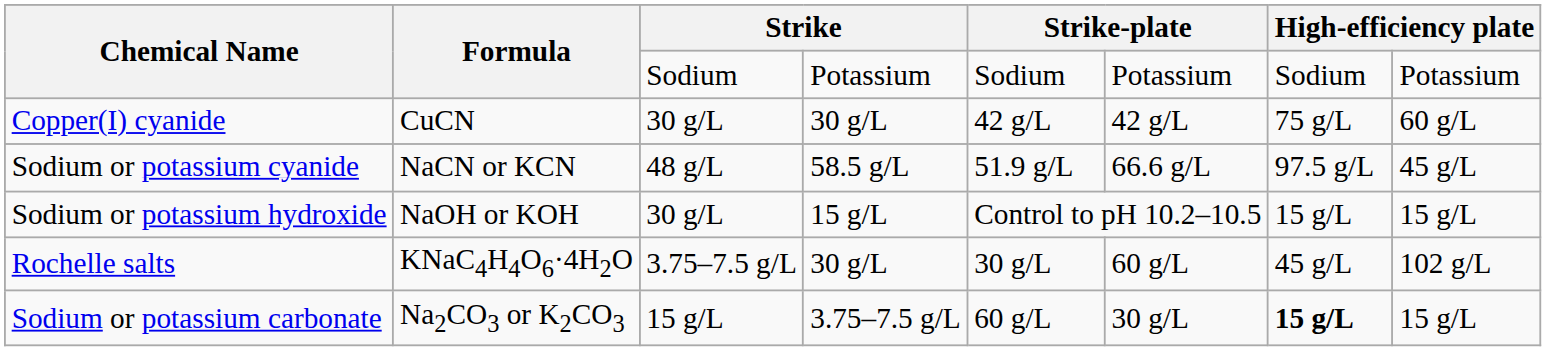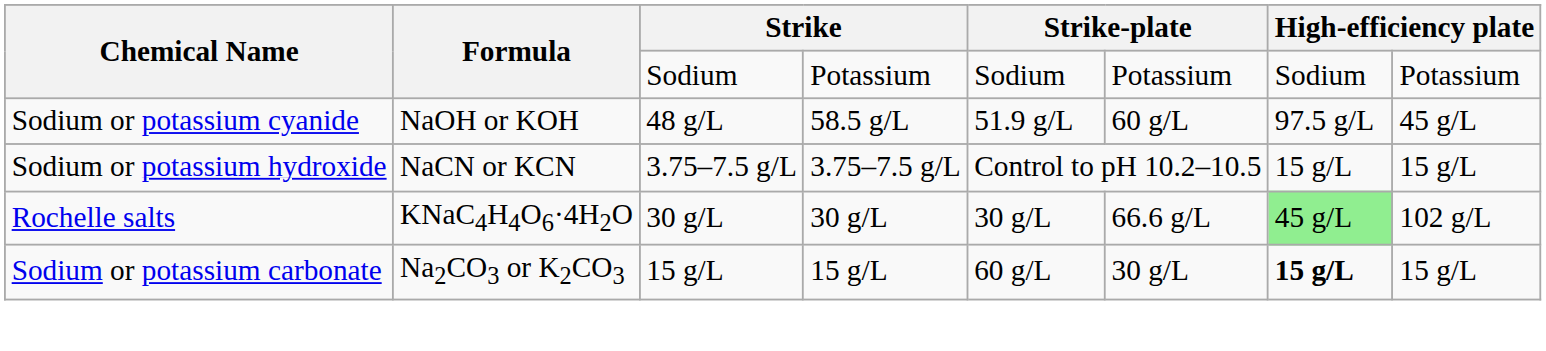- row: (119, 120)
(488, 167) NaCN or KCN -> (490, 120) NaOH or KOH
(1161, 167) 66.6 g/L -> (1150, 120) 60 g/L
(490, 213) NaOH or KOH -> (488, 167) NaCN or KCN
(685, 213) 30 g/L -> (722, 167) 3.75–7.5 g/L
(849, 213) 15 g/L -> (885, 167) 3.75–7.5 g/L
(722, 263) 3.75–7.5 g/L -> (685, 217) 30 g/L
(1150, 263) 60 g/L -> (1161, 217) 66.6 g/L
(1313, 263) no background -> (1313, 217) lightgreen background
(885, 317) 3.75–7.5 g/L -> (849, 271) 15 g/L
